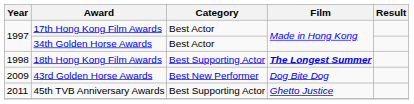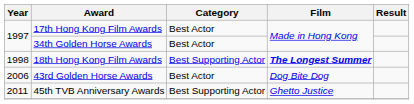(18, 75) 2009 -> (18, 75) 2006
(214, 75) Best New Performer -> (192, 75) Best Actor
